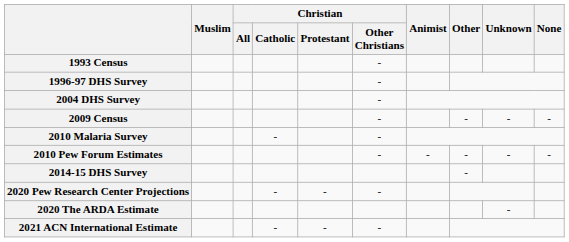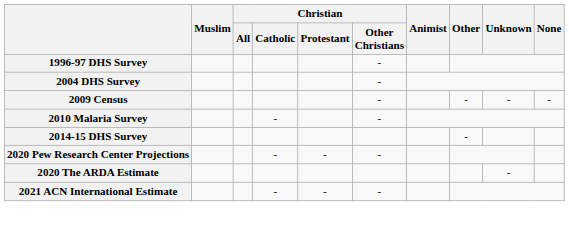- row: (98, 63)
- row: (98, 155)
